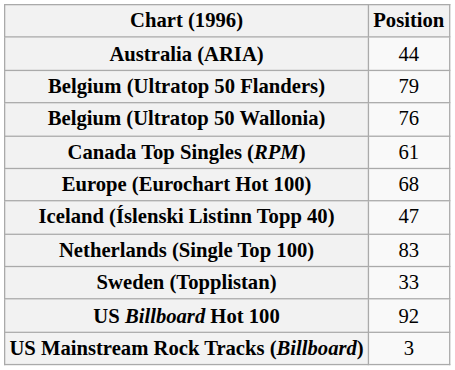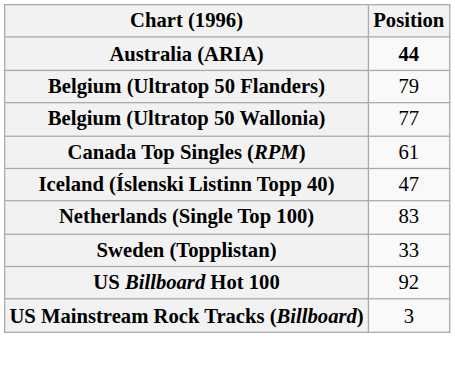(409, 53) normal -> (409, 53) bold
(409, 119) 76 -> (409, 119) 77
- row: (187, 184)
